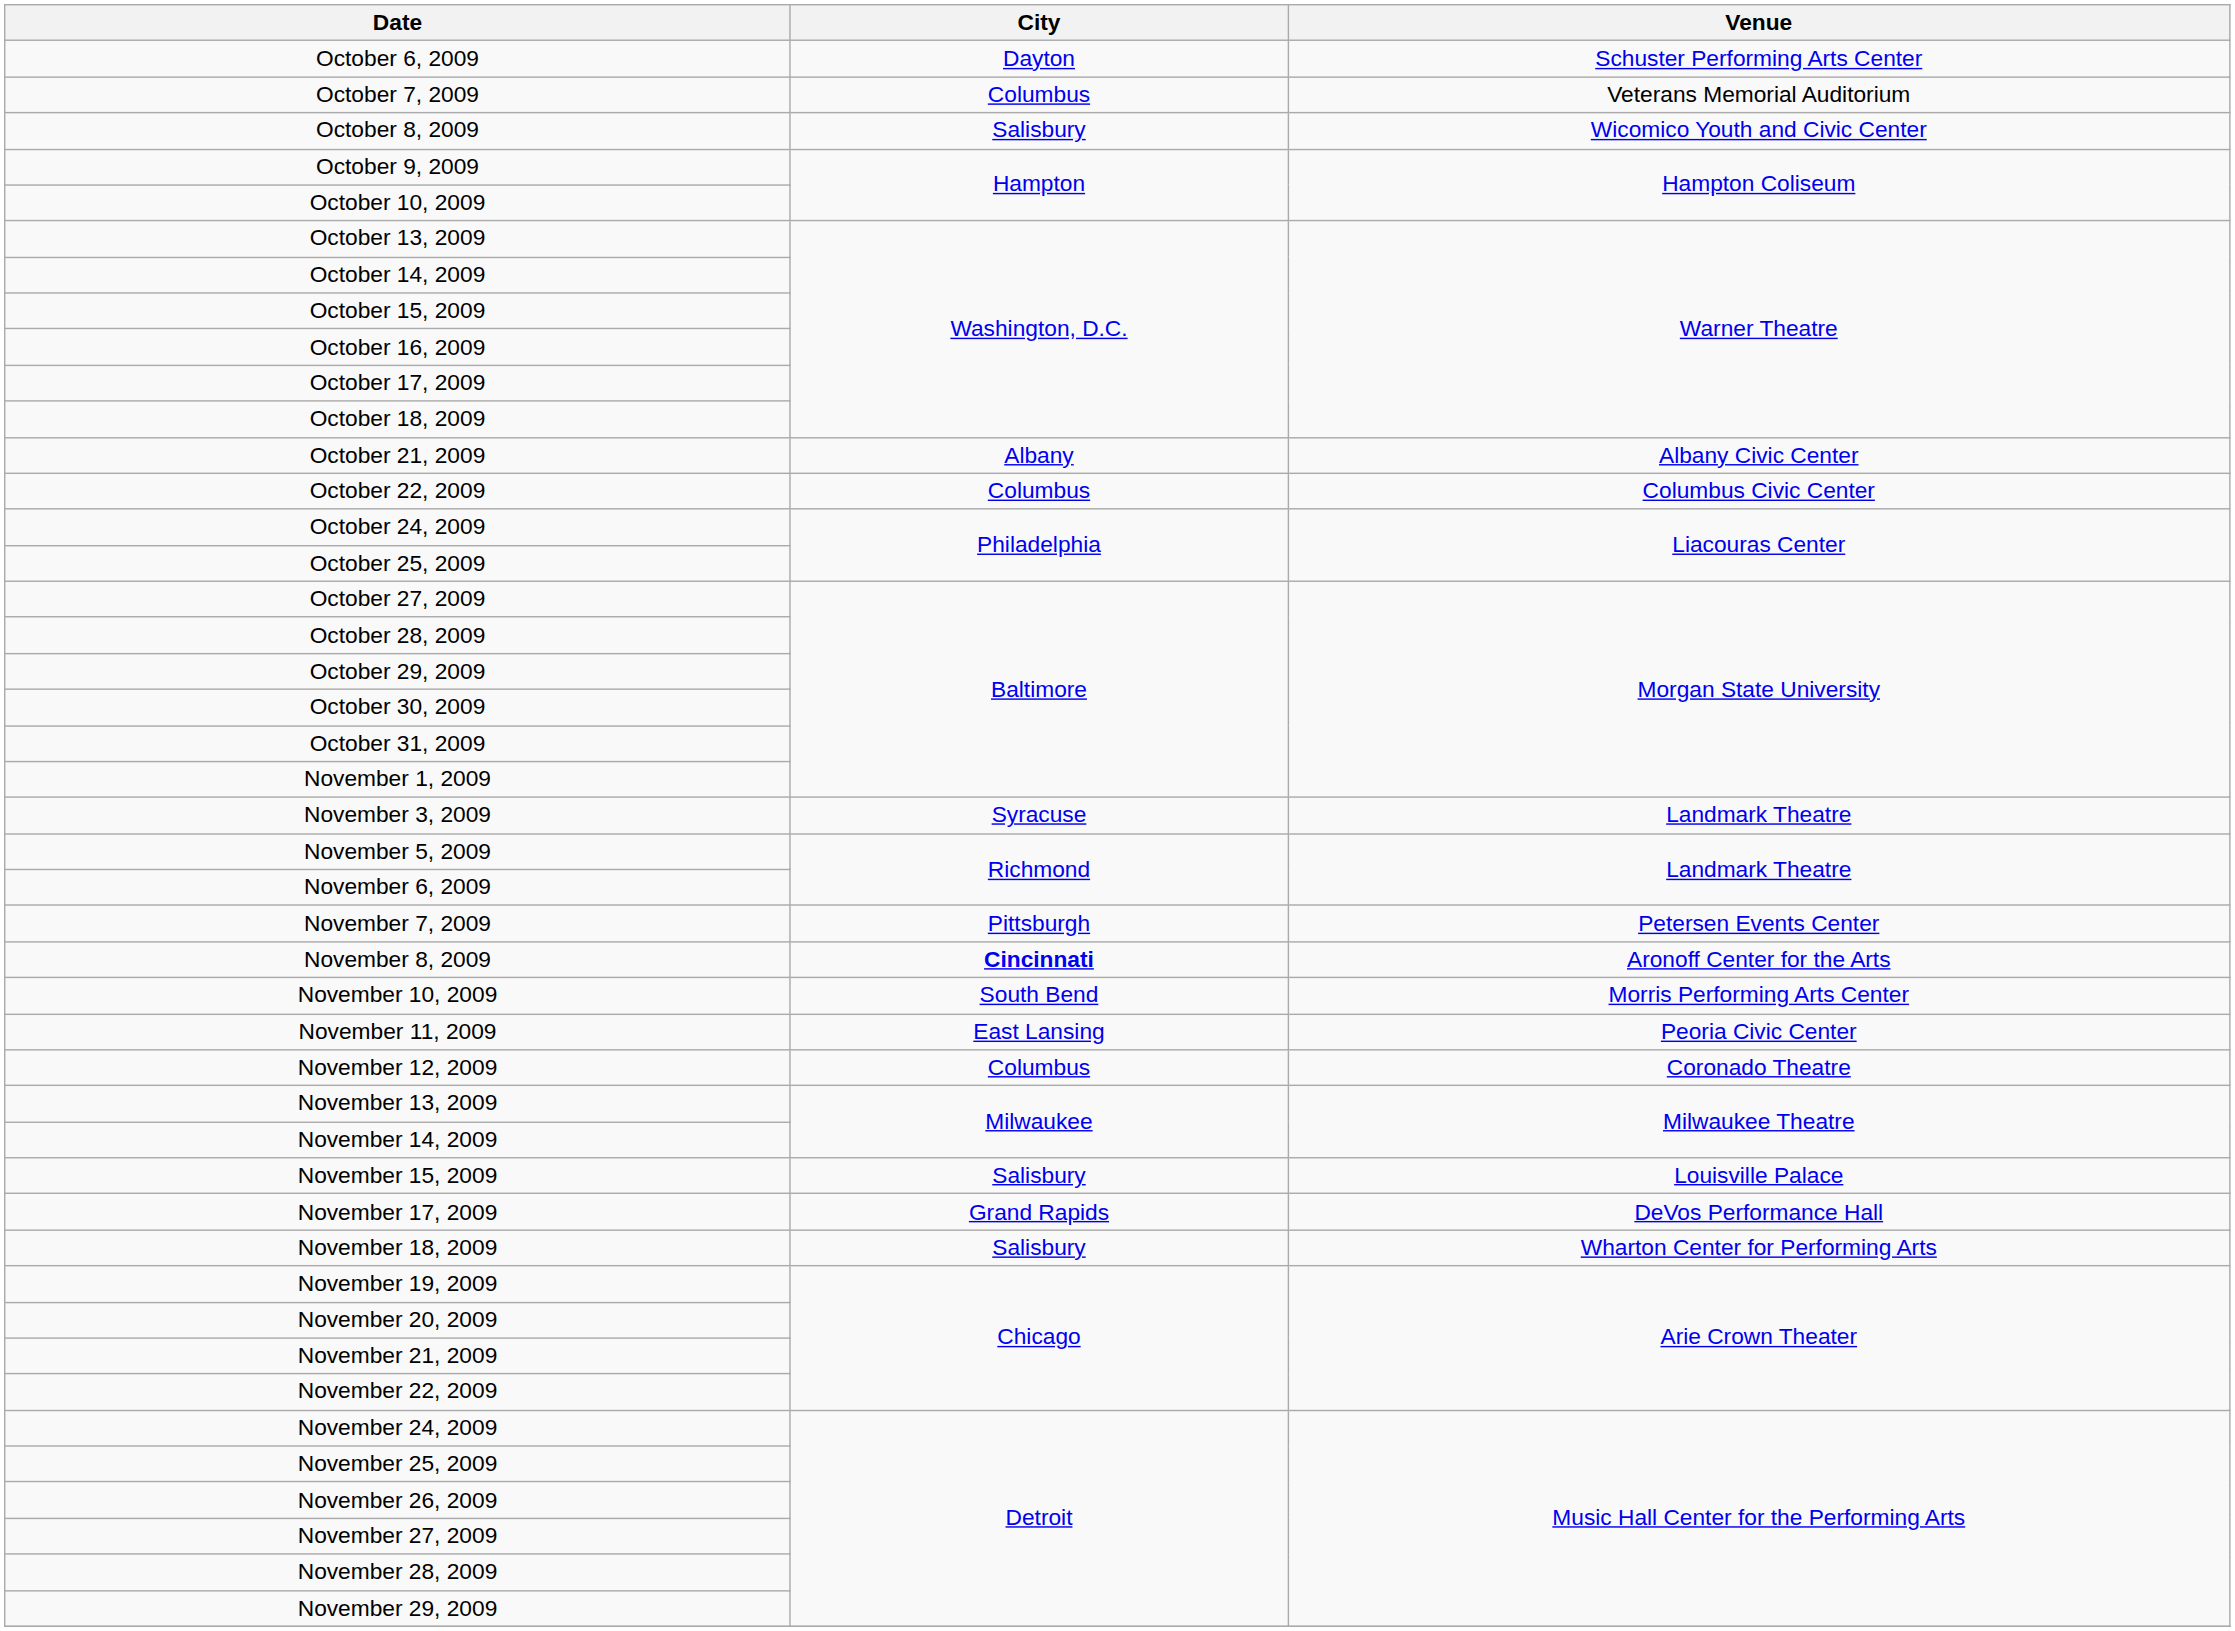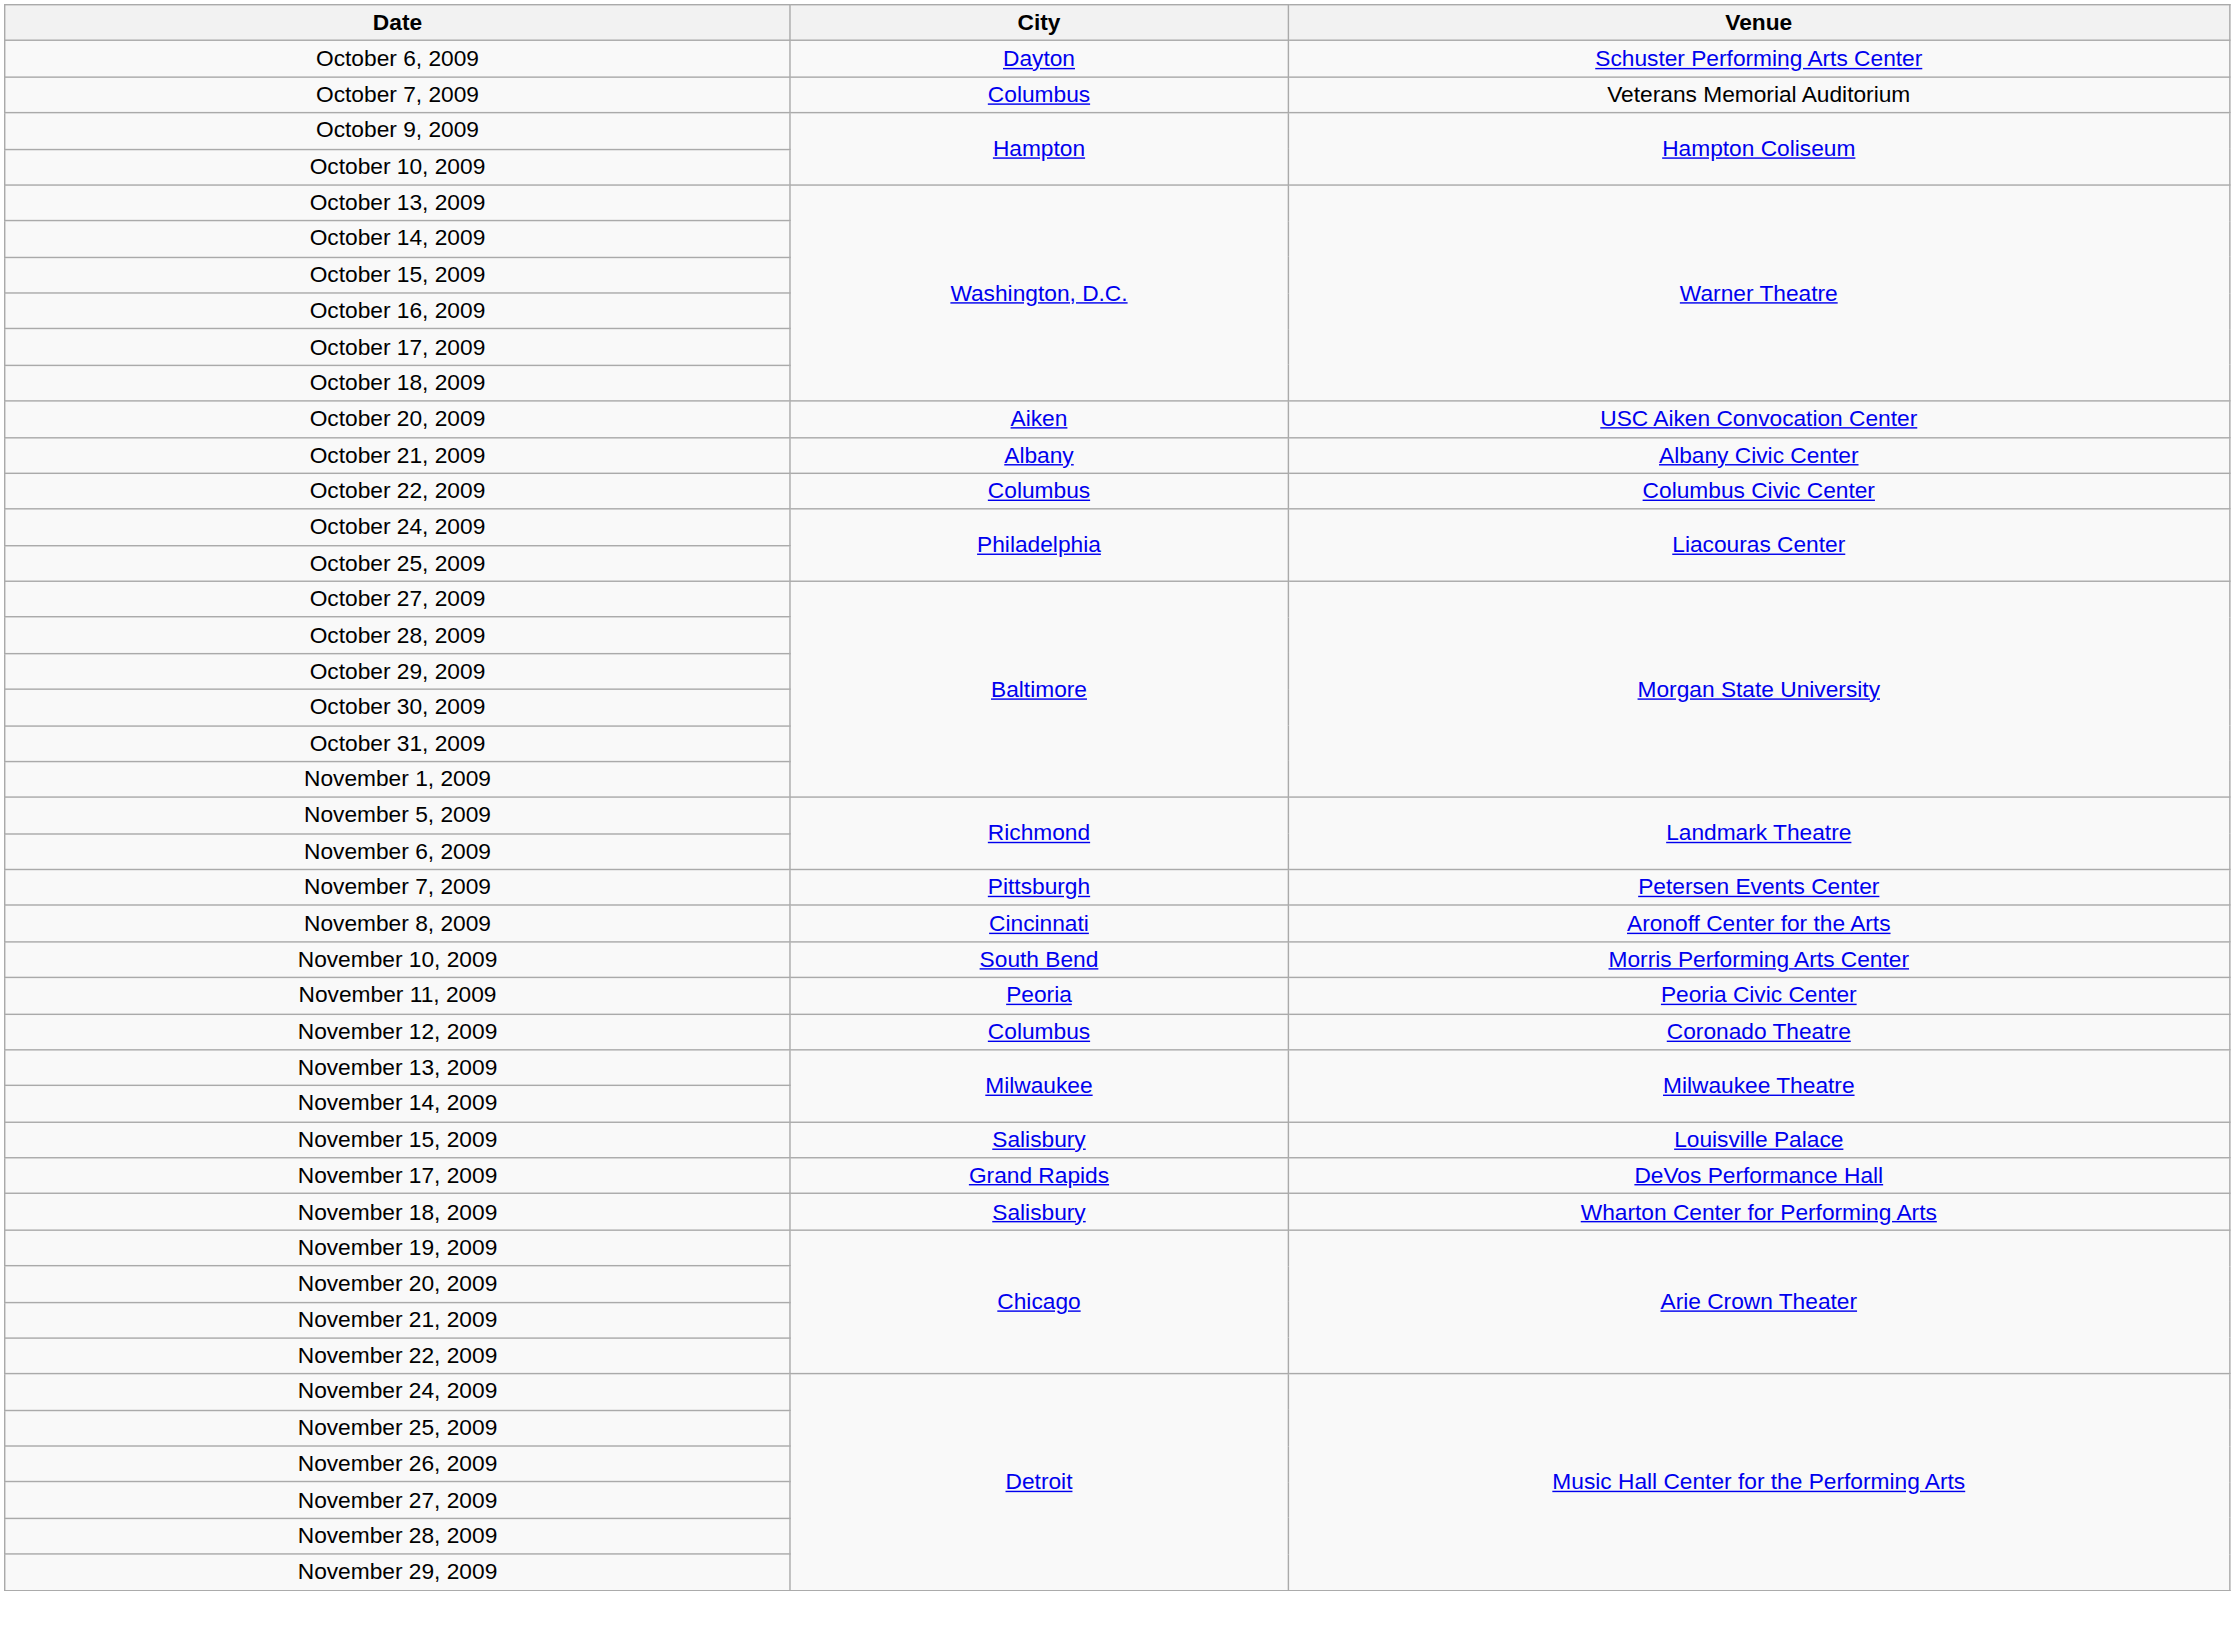- row: (397, 130)
+ row: (397, 418)
- row: (397, 815)
(1039, 959) bold -> (1039, 923) normal
(1039, 1031) East Lansing -> (1039, 995) Peoria
